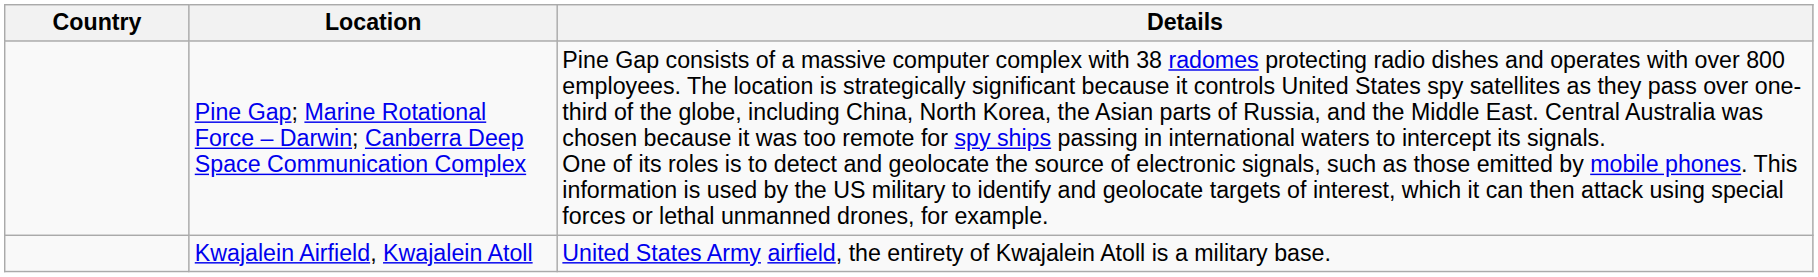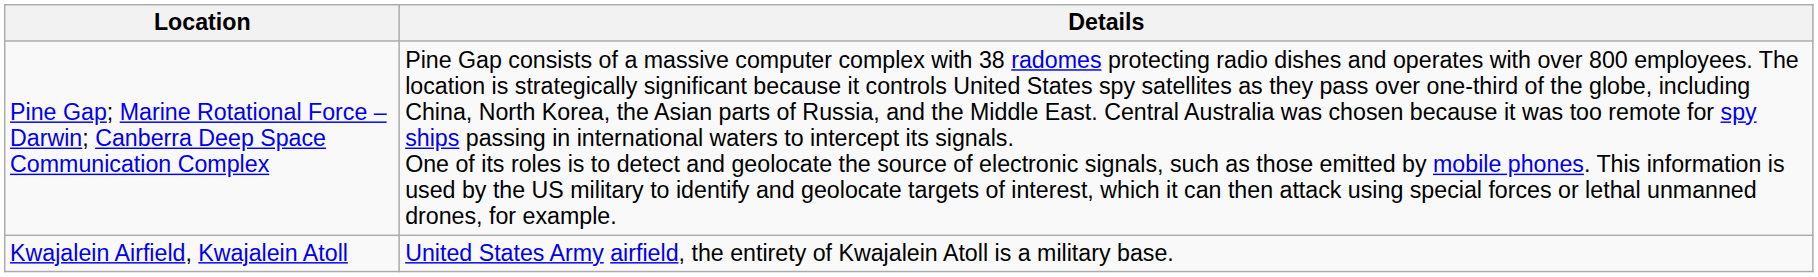- column: (97, 22)
